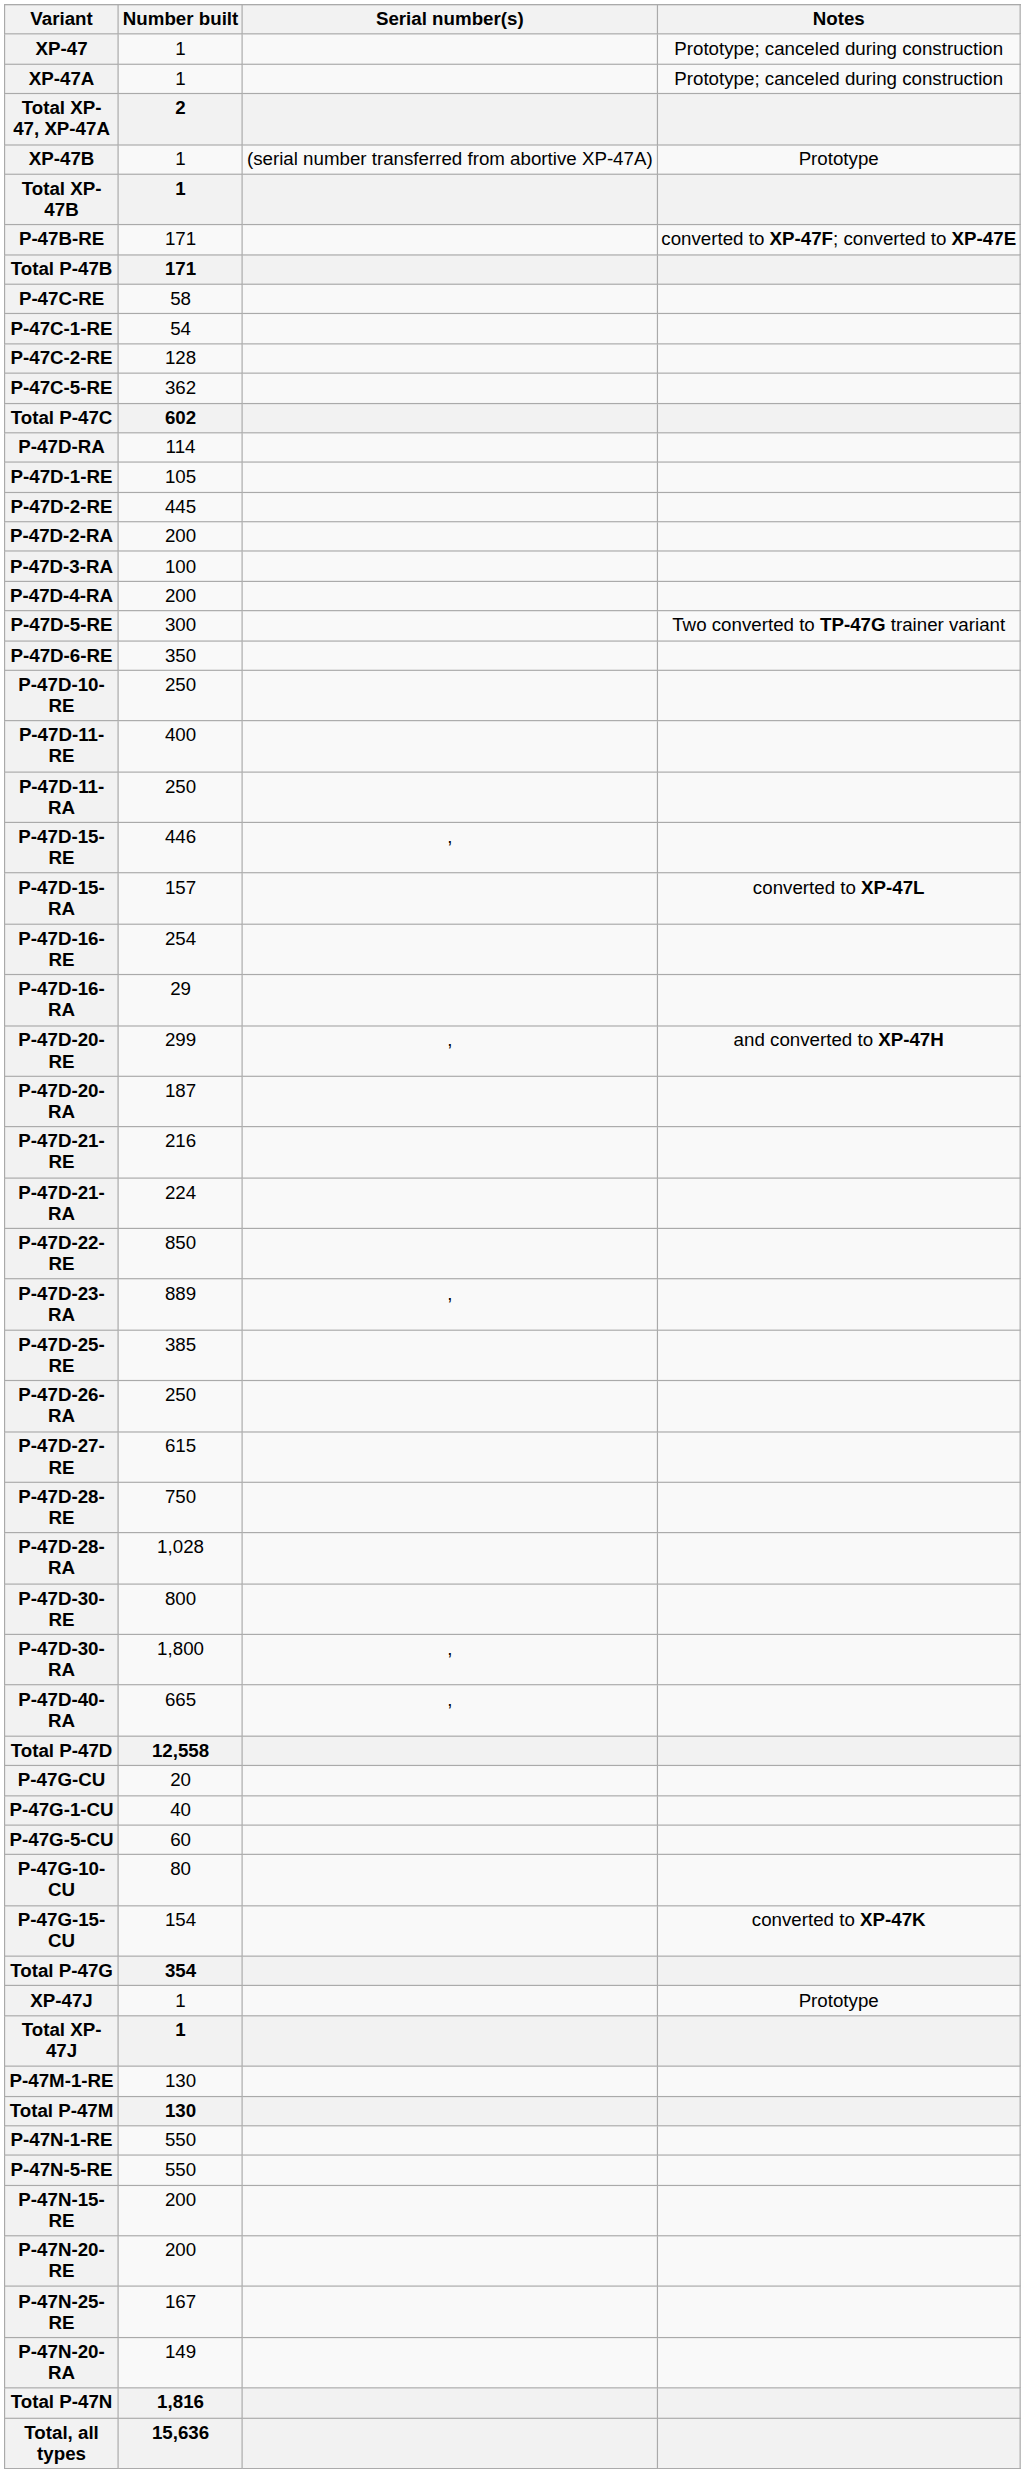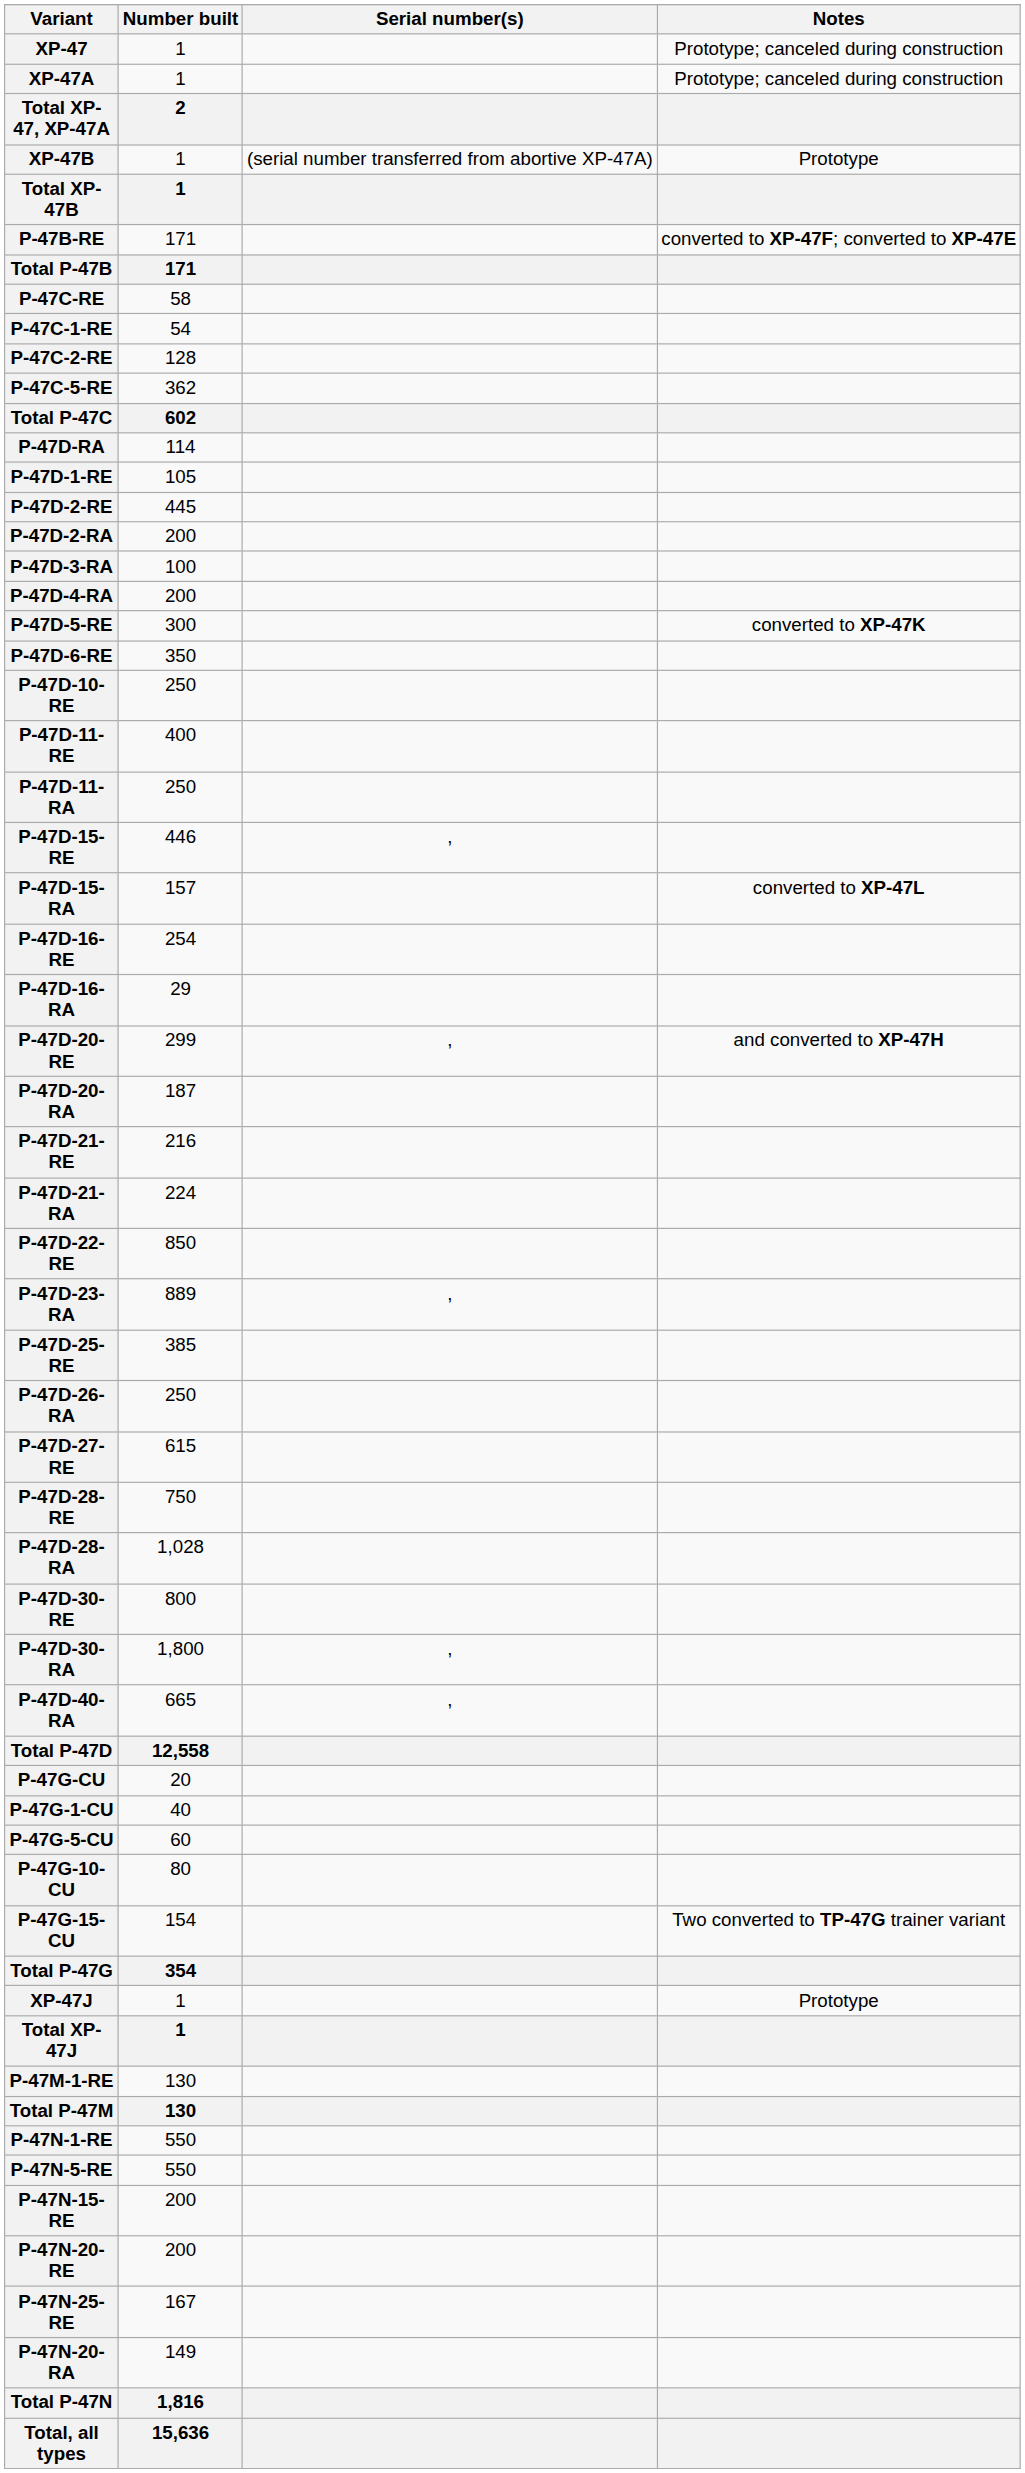(839, 625) Two converted to TP-47G trainer variant -> (839, 625) converted to XP-47K
(839, 1920) converted to XP-47K -> (839, 1920) Two converted to TP-47G trainer variant
